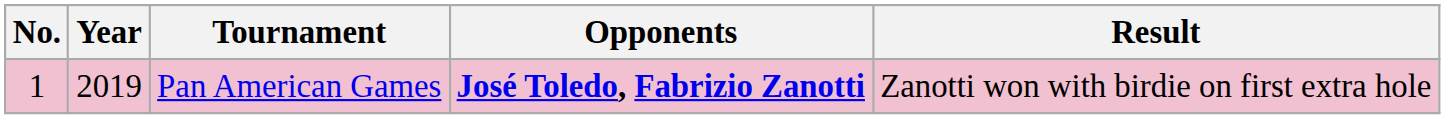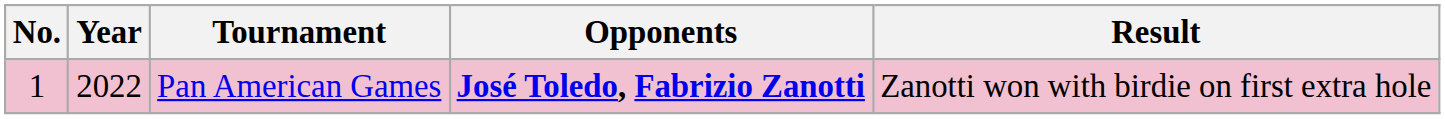(109, 85) 2019 -> (109, 85) 2022
